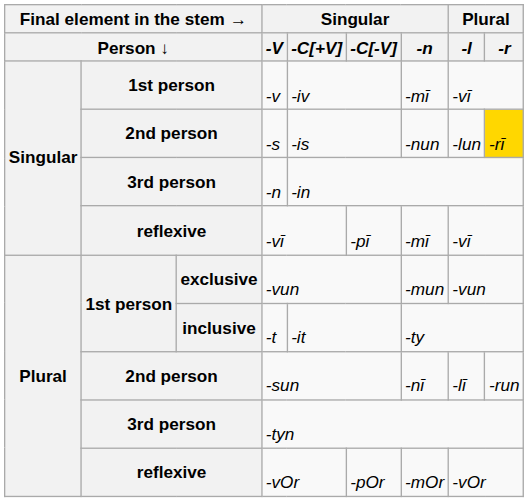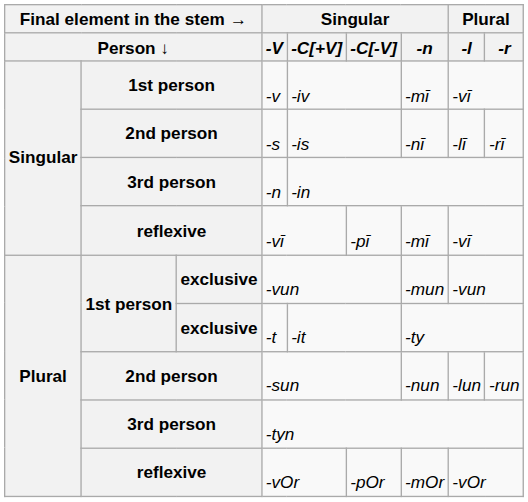(422, 144) -nun -> (415, 144) -nī
(467, 144) -lun -> (459, 144) -lī
(497, 144) gold background -> (497, 144) no background
(219, 327) inclusive -> (219, 327) exclusive
(415, 385) -nī -> (422, 385) -nun
(459, 385) -lī -> (467, 385) -lun
